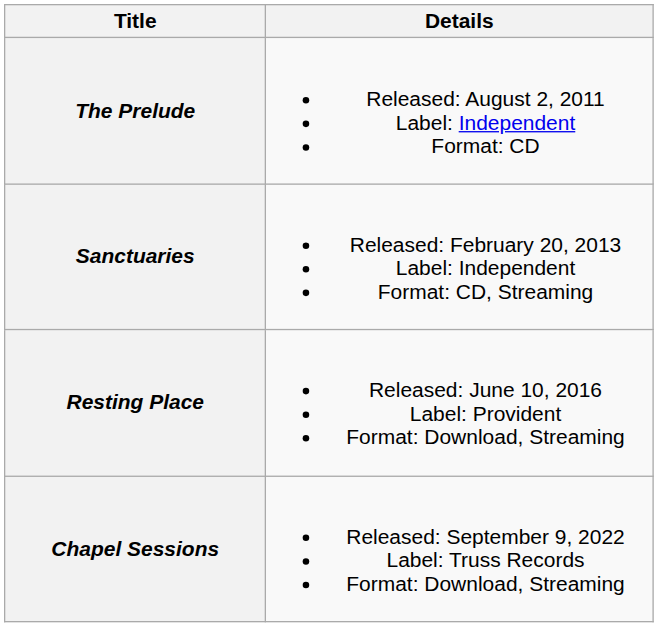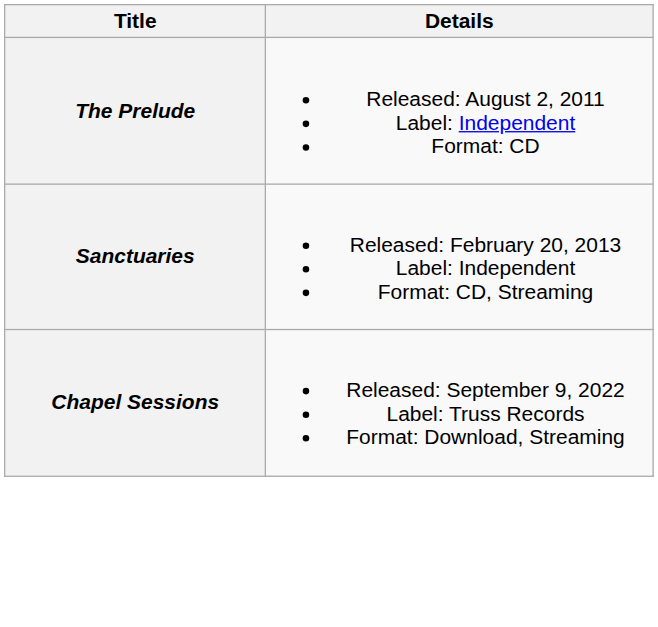- row: (135, 402)
